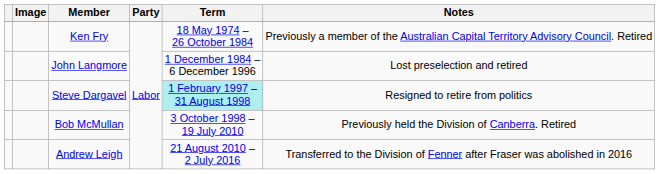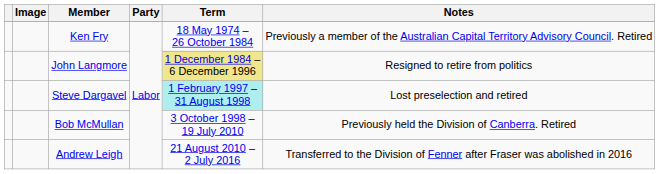(213, 65) no background -> (213, 65) khaki background
(459, 65) Lost preselection and retired -> (459, 65) Resigned to retire from politics
(459, 95) Resigned to retire from politics -> (459, 95) Lost preselection and retired
